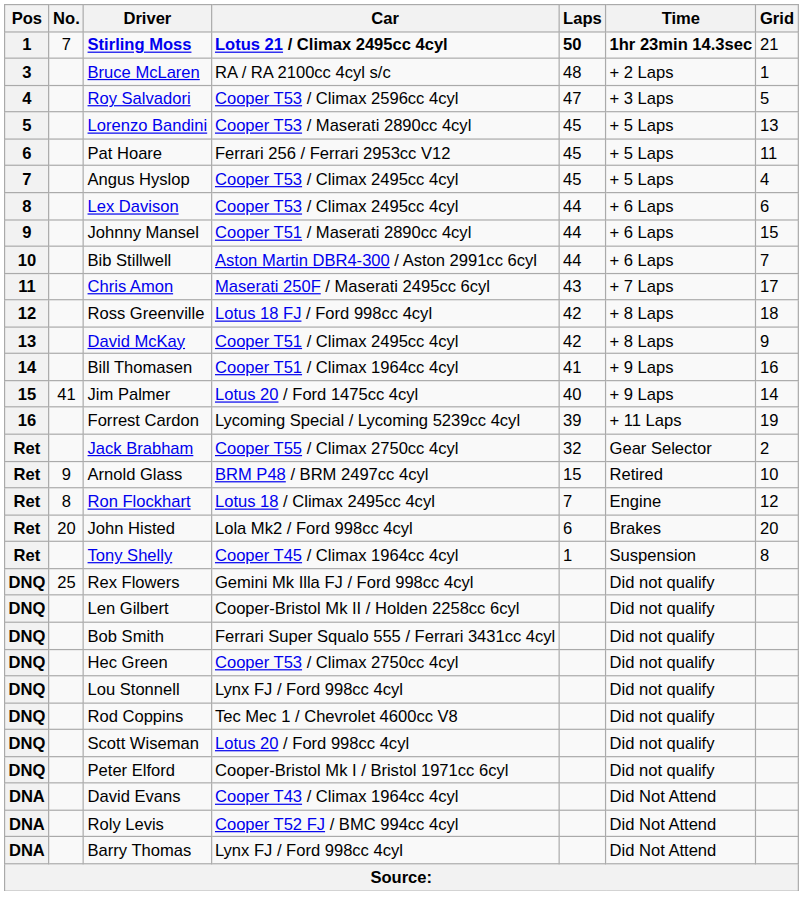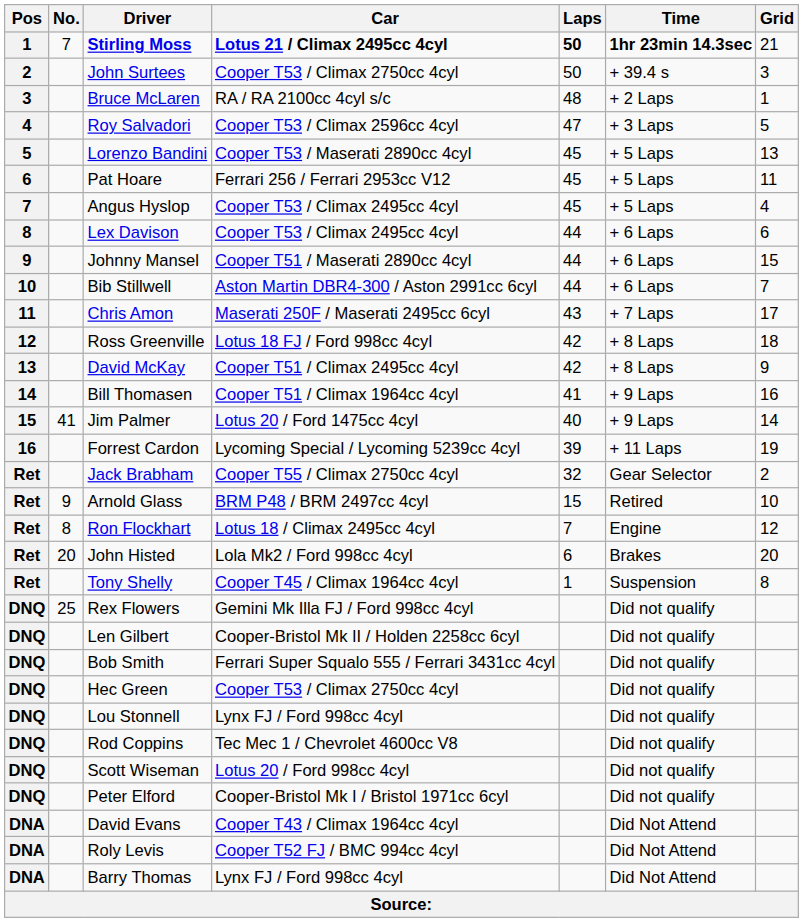+ row: (136, 72)
